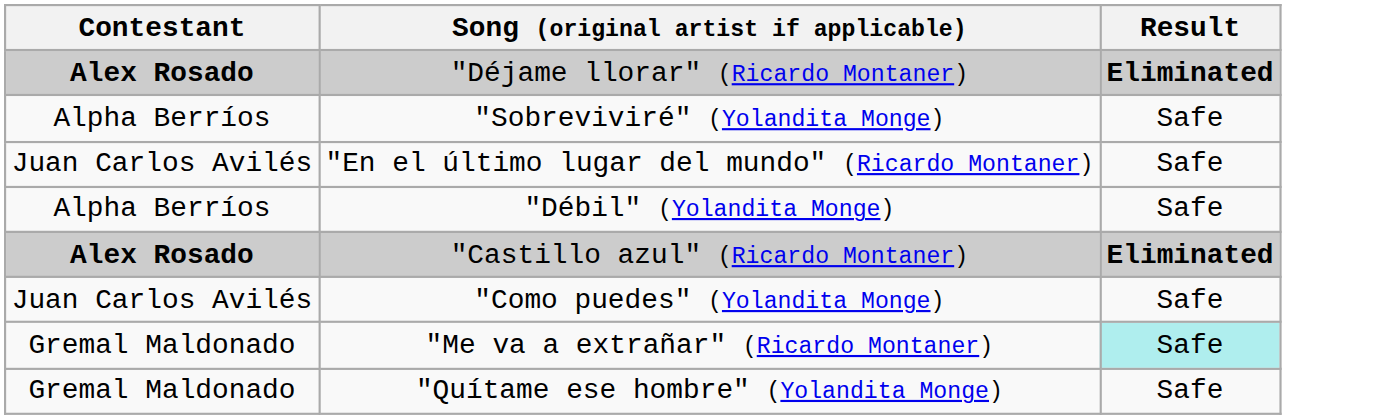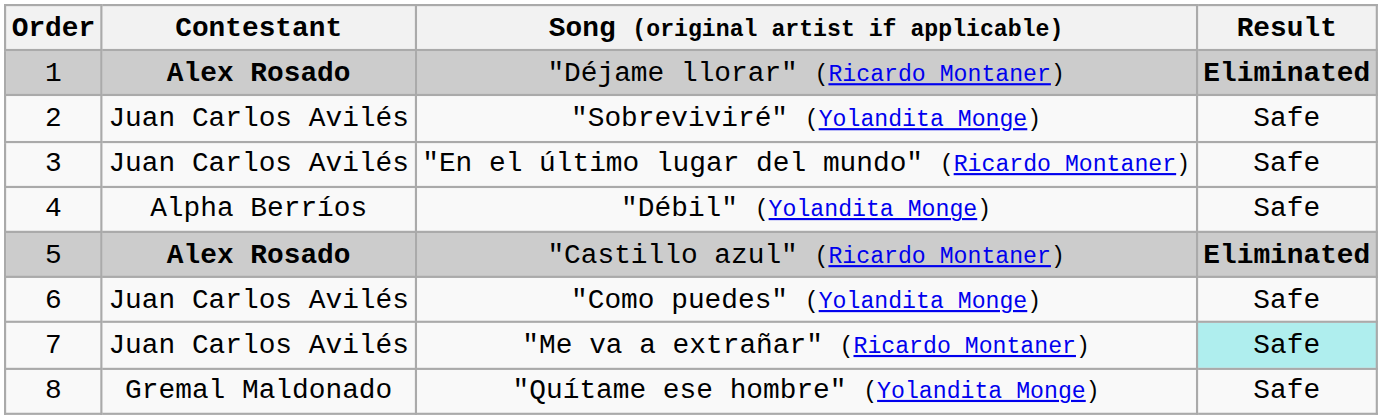+ column: (53, 28)
(162, 118) Alpha Berríos -> (259, 118) Juan Carlos Avilés
(162, 345) Gremal Maldonado -> (259, 345) Juan Carlos Avilés
